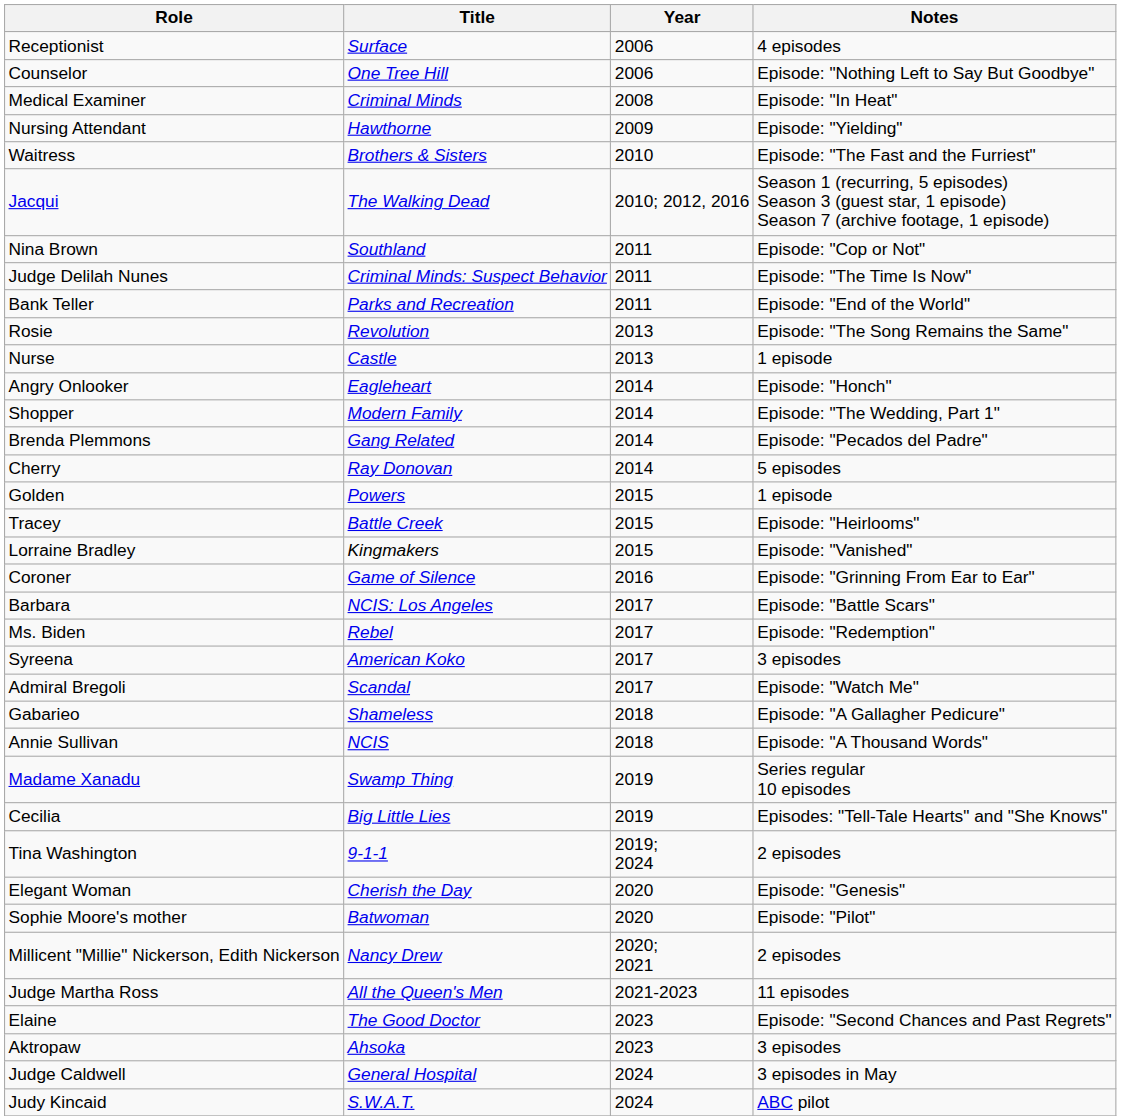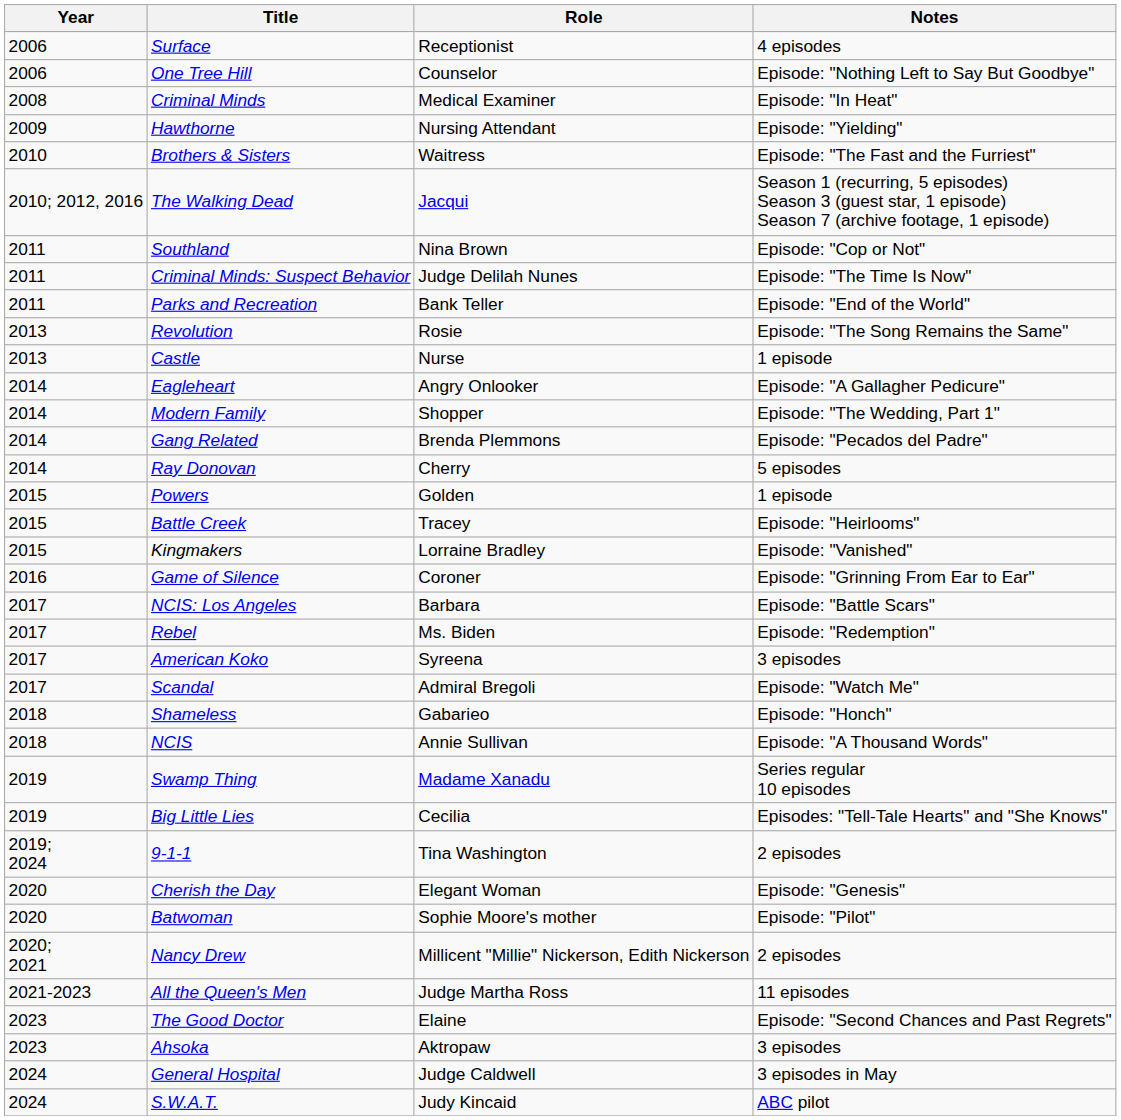columns swapped: (682, 18) <-> (174, 18)
(824, 385) Episode: "Honch" -> (881, 385) Episode: "A Gallagher Pedicure"
(881, 714) Episode: "A Gallagher Pedicure" -> (824, 714) Episode: "Honch"
